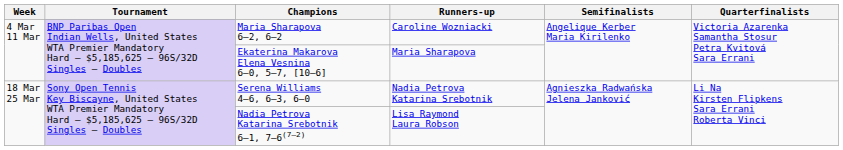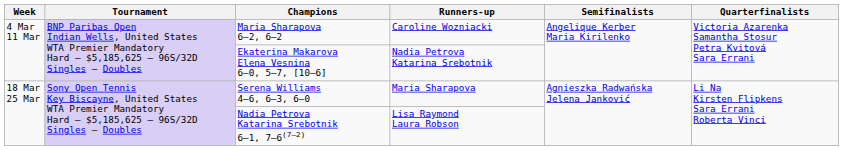(434, 53) Maria Sharapova -> (442, 58) Nadia Petrova Katarina Srebotnik
(442, 94) Nadia Petrova Katarina Srebotnik -> (434, 89) Maria Sharapova
